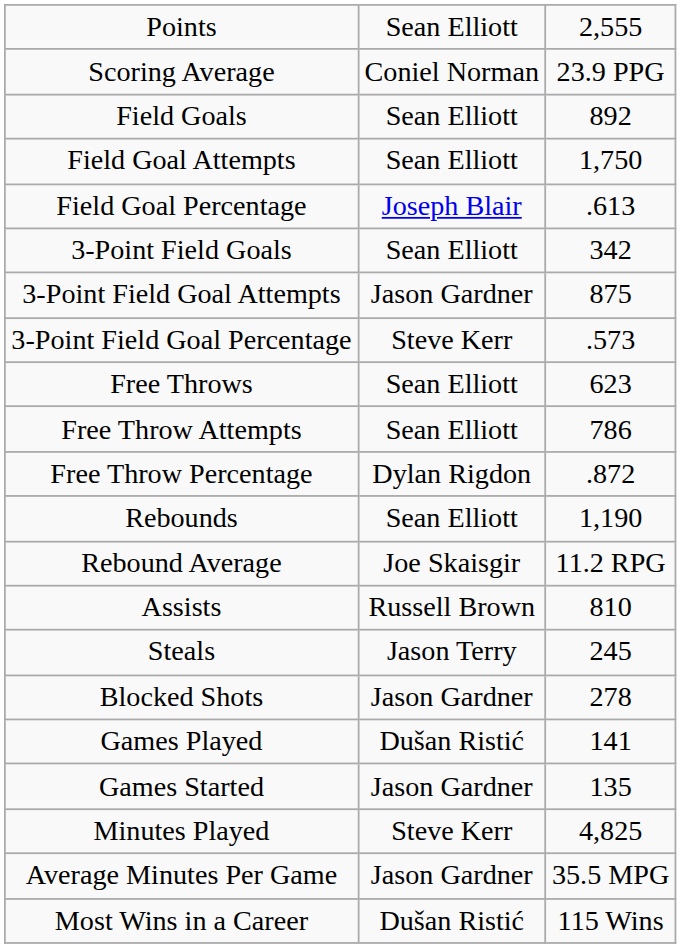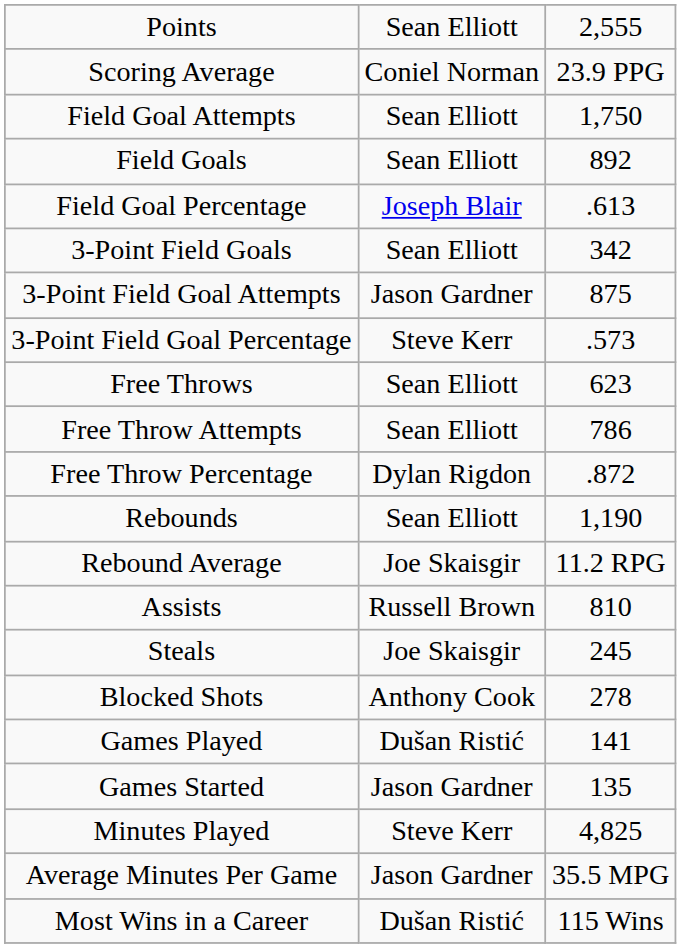rows swapped: (181, 116) <-> (181, 160)
(452, 652) Jason Terry -> (452, 652) Joe Skaisgir
(452, 696) Jason Gardner -> (452, 696) Anthony Cook
